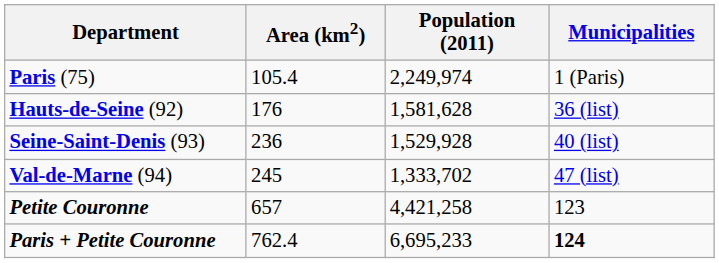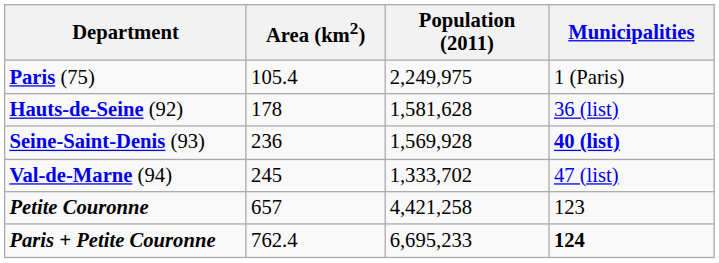(467, 77) 2,249,974 -> (467, 77) 2,249,975
(316, 110) 176 -> (316, 110) 178
(467, 142) 1,529,928 -> (467, 142) 1,569,928
(631, 142) normal -> (631, 142) bold
